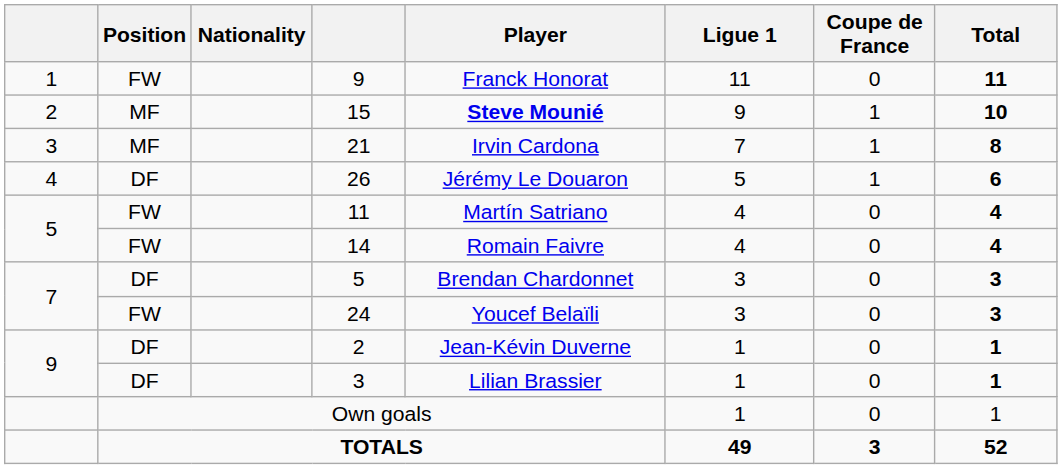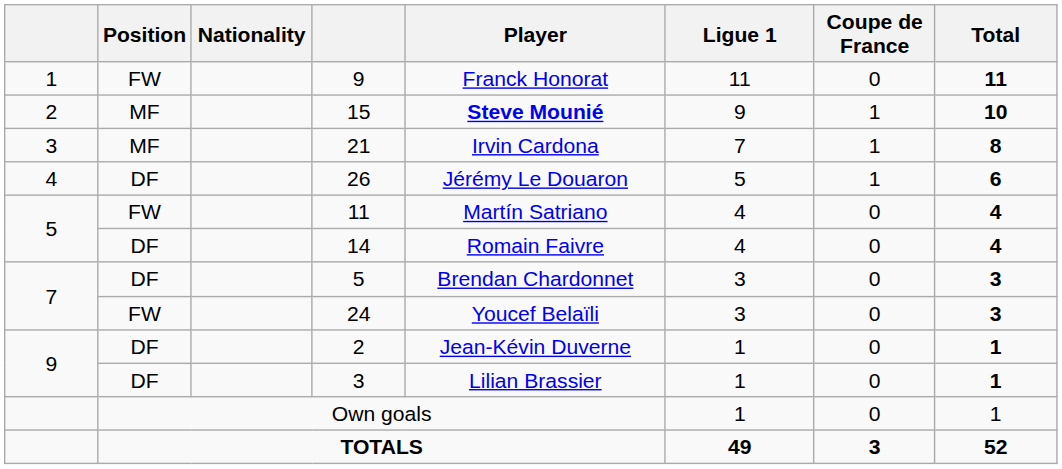(145, 246) FW -> (145, 246) DF
